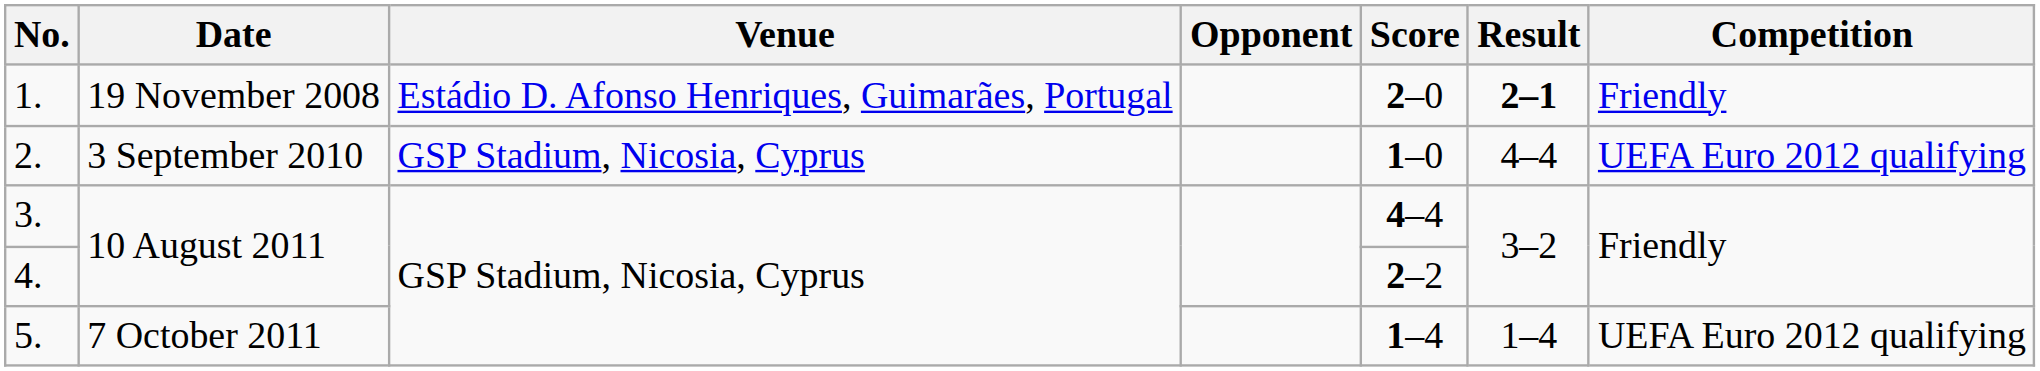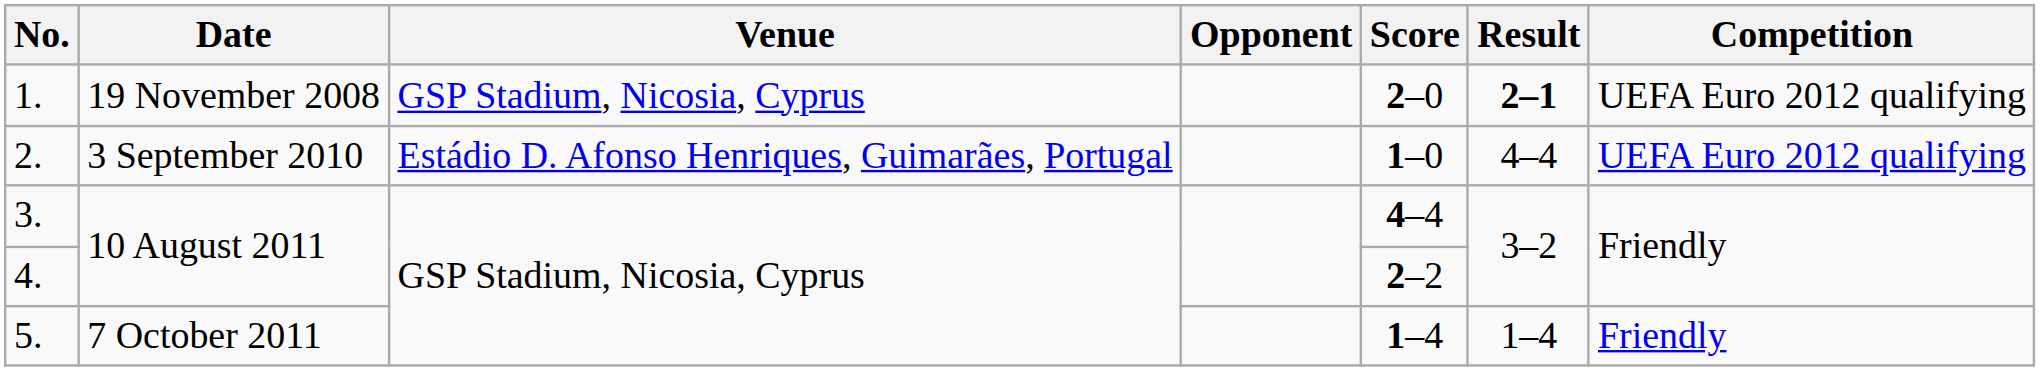(785, 94) Estádio D. Afonso Henriques, Guimarães, Portugal -> (631, 94) GSP Stadium, Nicosia, Cyprus
(1662, 94) Friendly -> (1812, 94) UEFA Euro 2012 qualifying
(631, 154) GSP Stadium, Nicosia, Cyprus -> (785, 154) Estádio D. Afonso Henriques, Guimarães, Portugal
(1812, 335) UEFA Euro 2012 qualifying -> (1662, 335) Friendly
